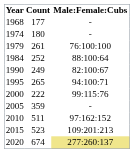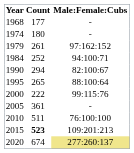(90, 46) 76:100:100 -> (90, 46) 97:162:152
(90, 58) 88:100:64 -> (90, 58) 94:100:71
(38, 70) 249 -> (38, 70) 294
(90, 82) 94:100:71 -> (90, 82) 88:100:64
(38, 106) 359 -> (38, 106) 361
(90, 118) 97:162:152 -> (90, 118) 76:100:100
(38, 130) normal -> (38, 130) bold
